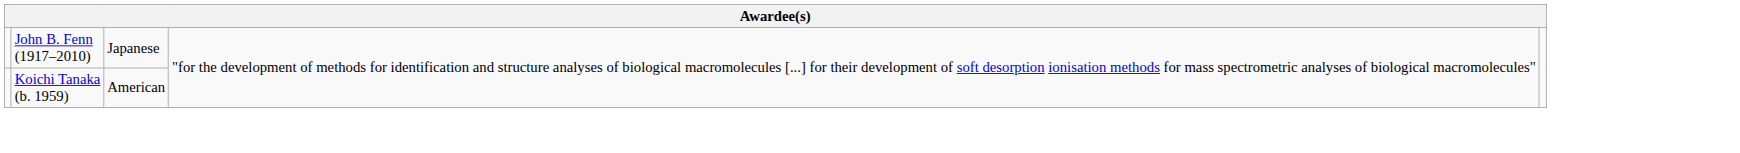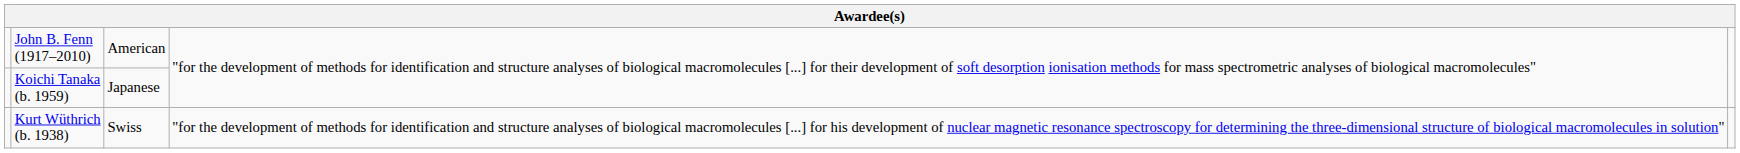(133, 47) Japanese -> (136, 47) American
(136, 87) American -> (134, 87) Japanese
+ row: (58, 127)
